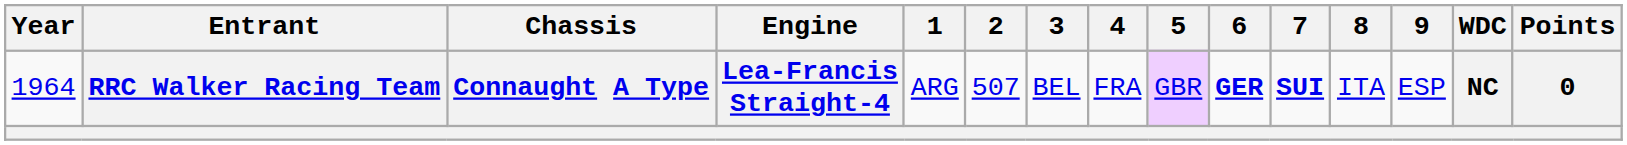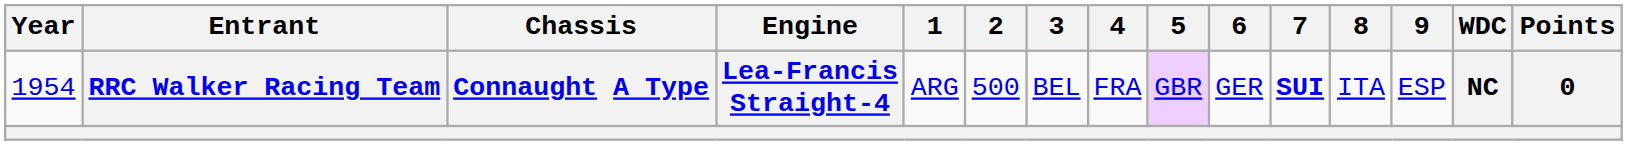(44, 88) 1964 -> (44, 88) 1954
(996, 88) 507 -> (996, 88) 500
(1239, 88) bold -> (1239, 88) normal
